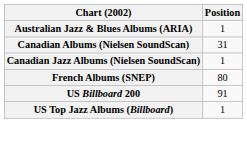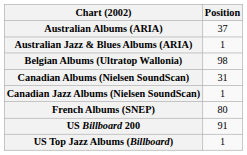+ row: (103, 28)
+ row: (103, 61)
